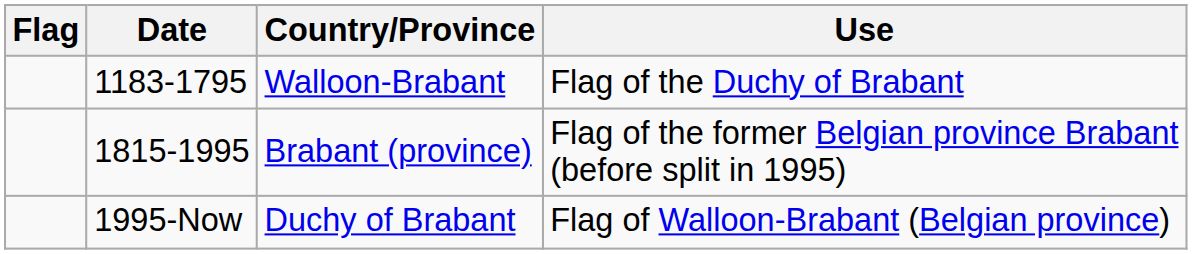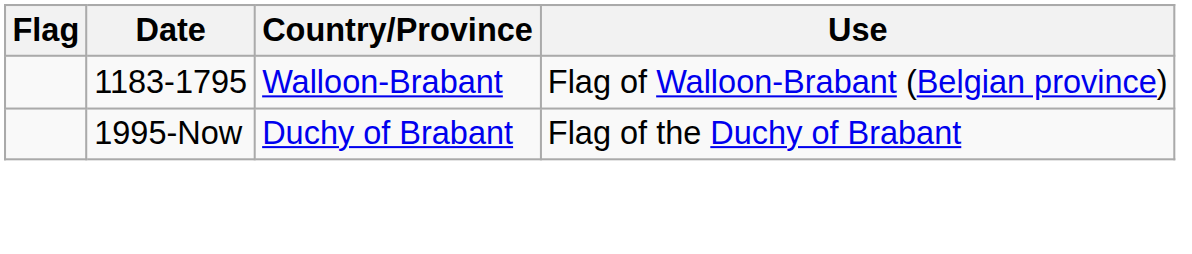(757, 81) Flag of the Duchy of Brabant -> (858, 81) Flag of Walloon-Brabant (Belgian province)
- row: (398, 151)
(860, 221) Flag of Walloon-Brabant (Belgian province) -> (755, 133) Flag of the Duchy of Brabant
